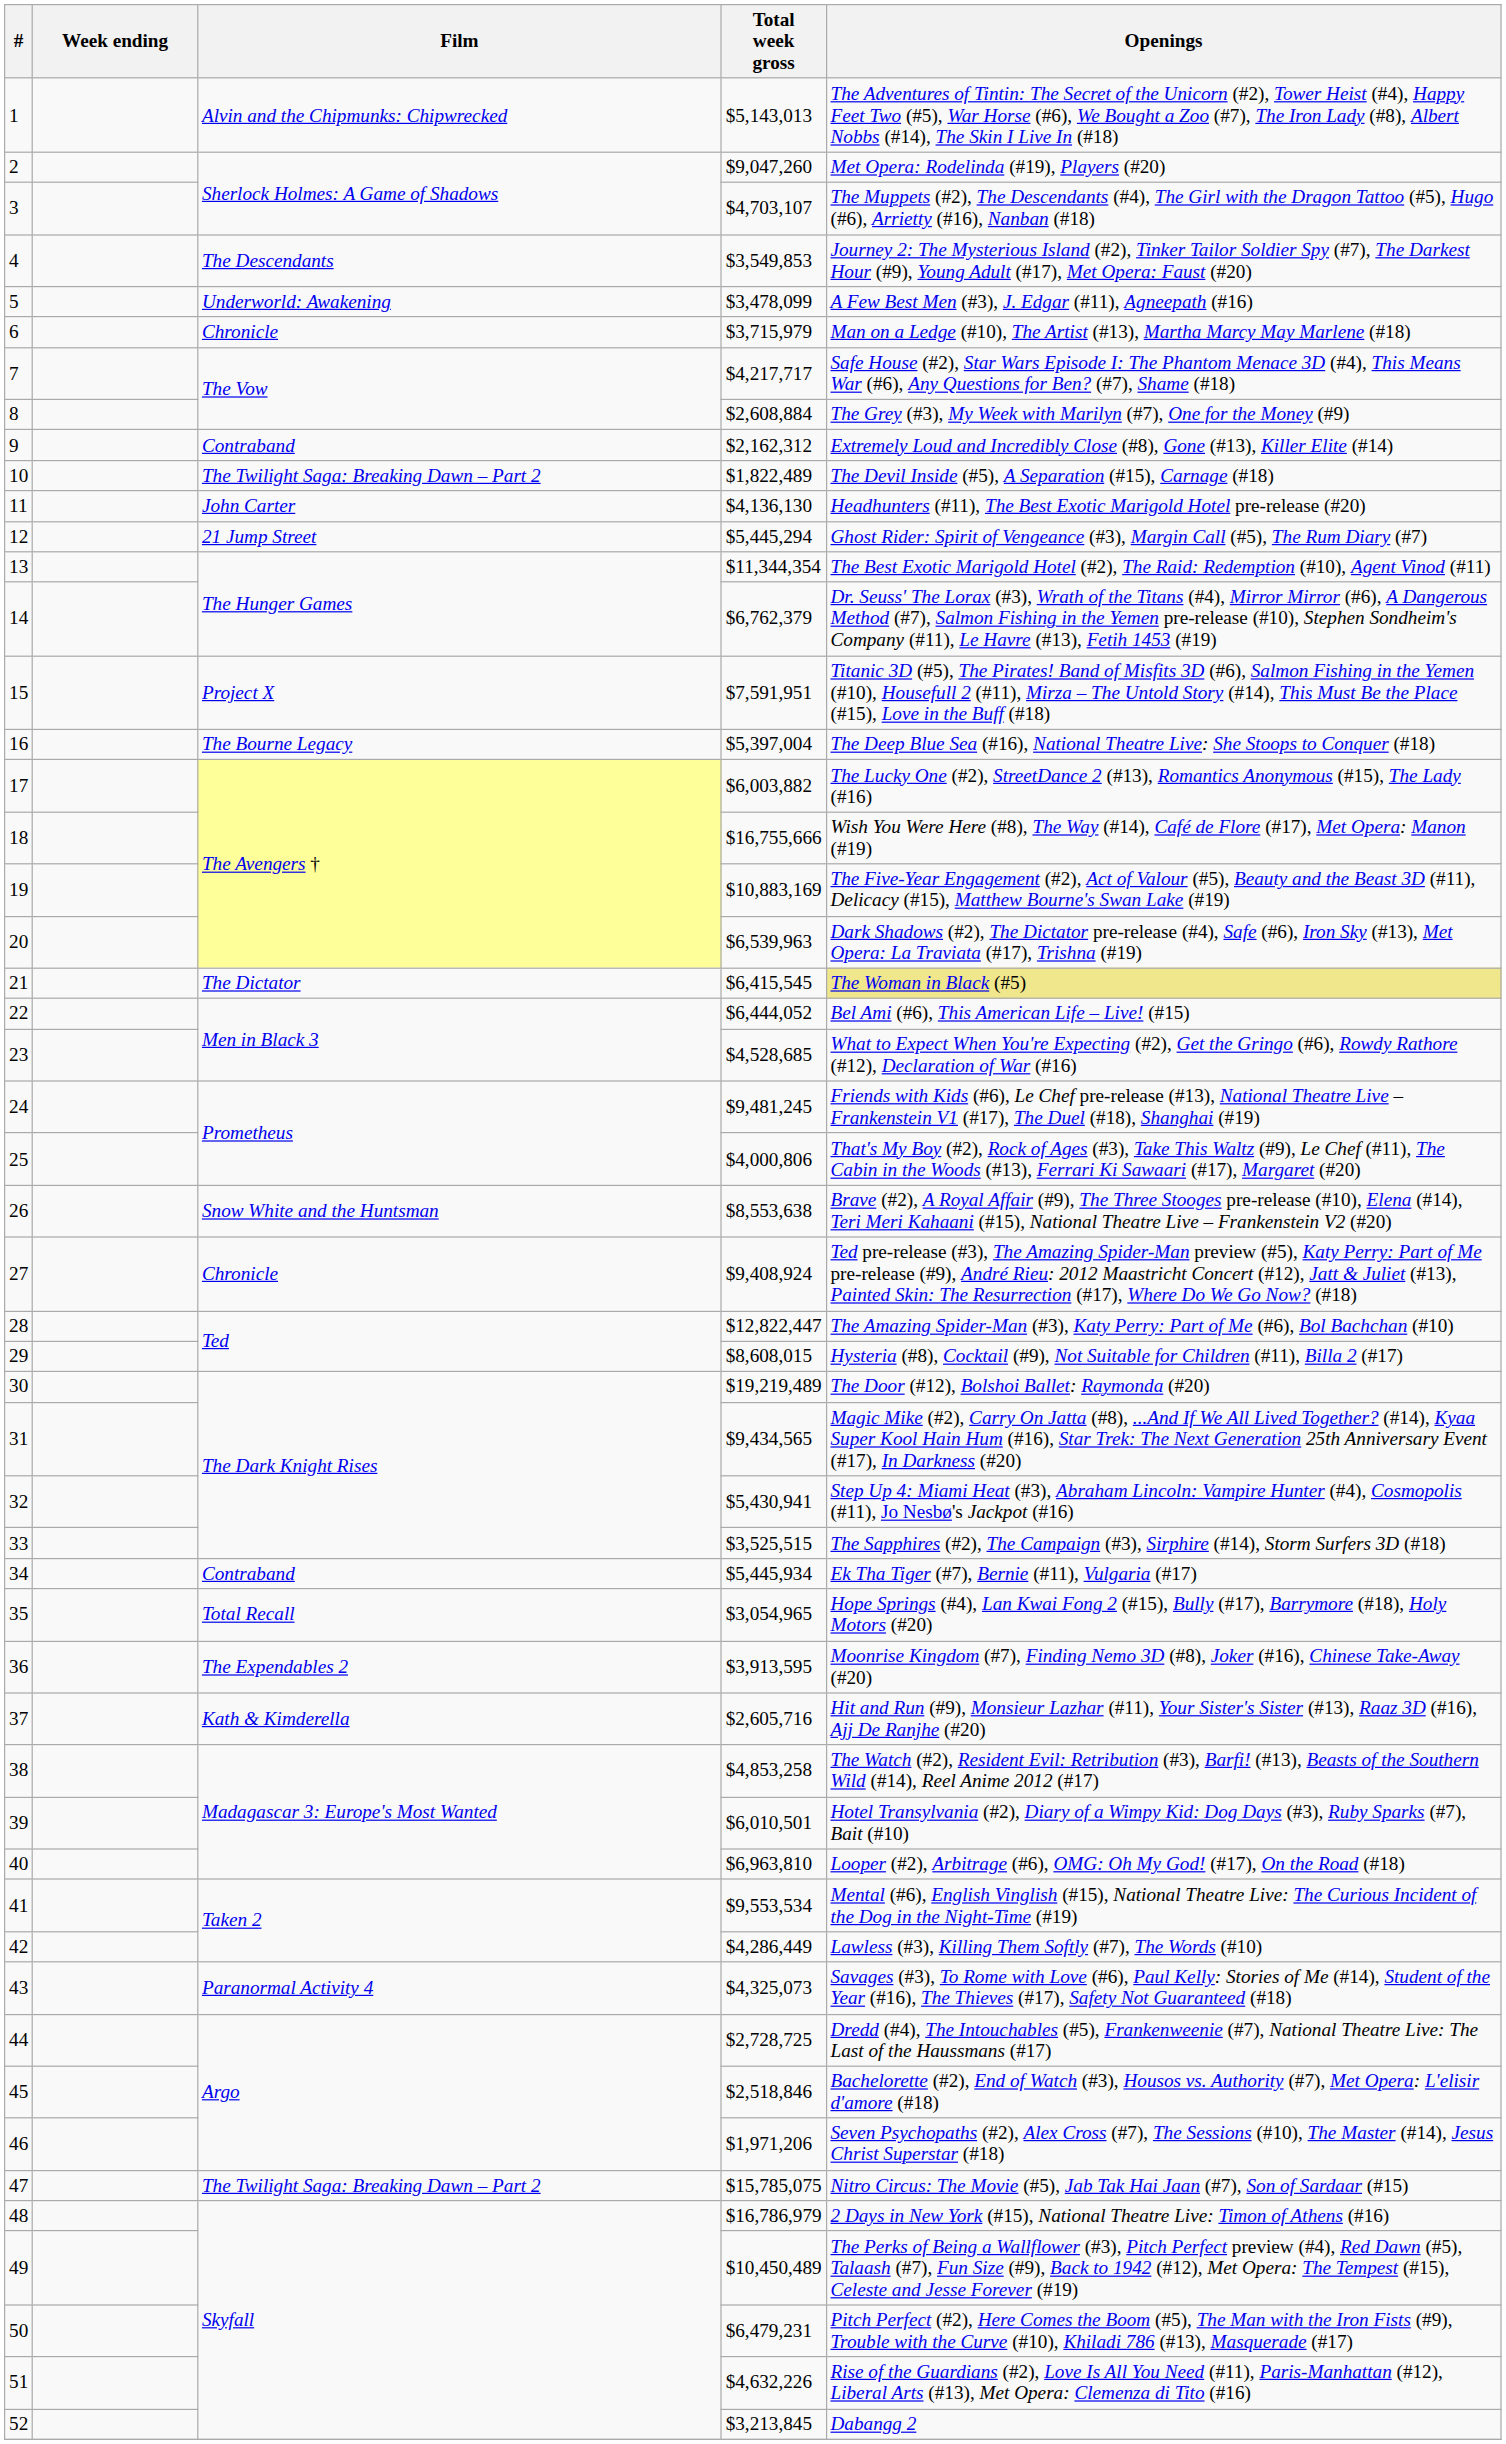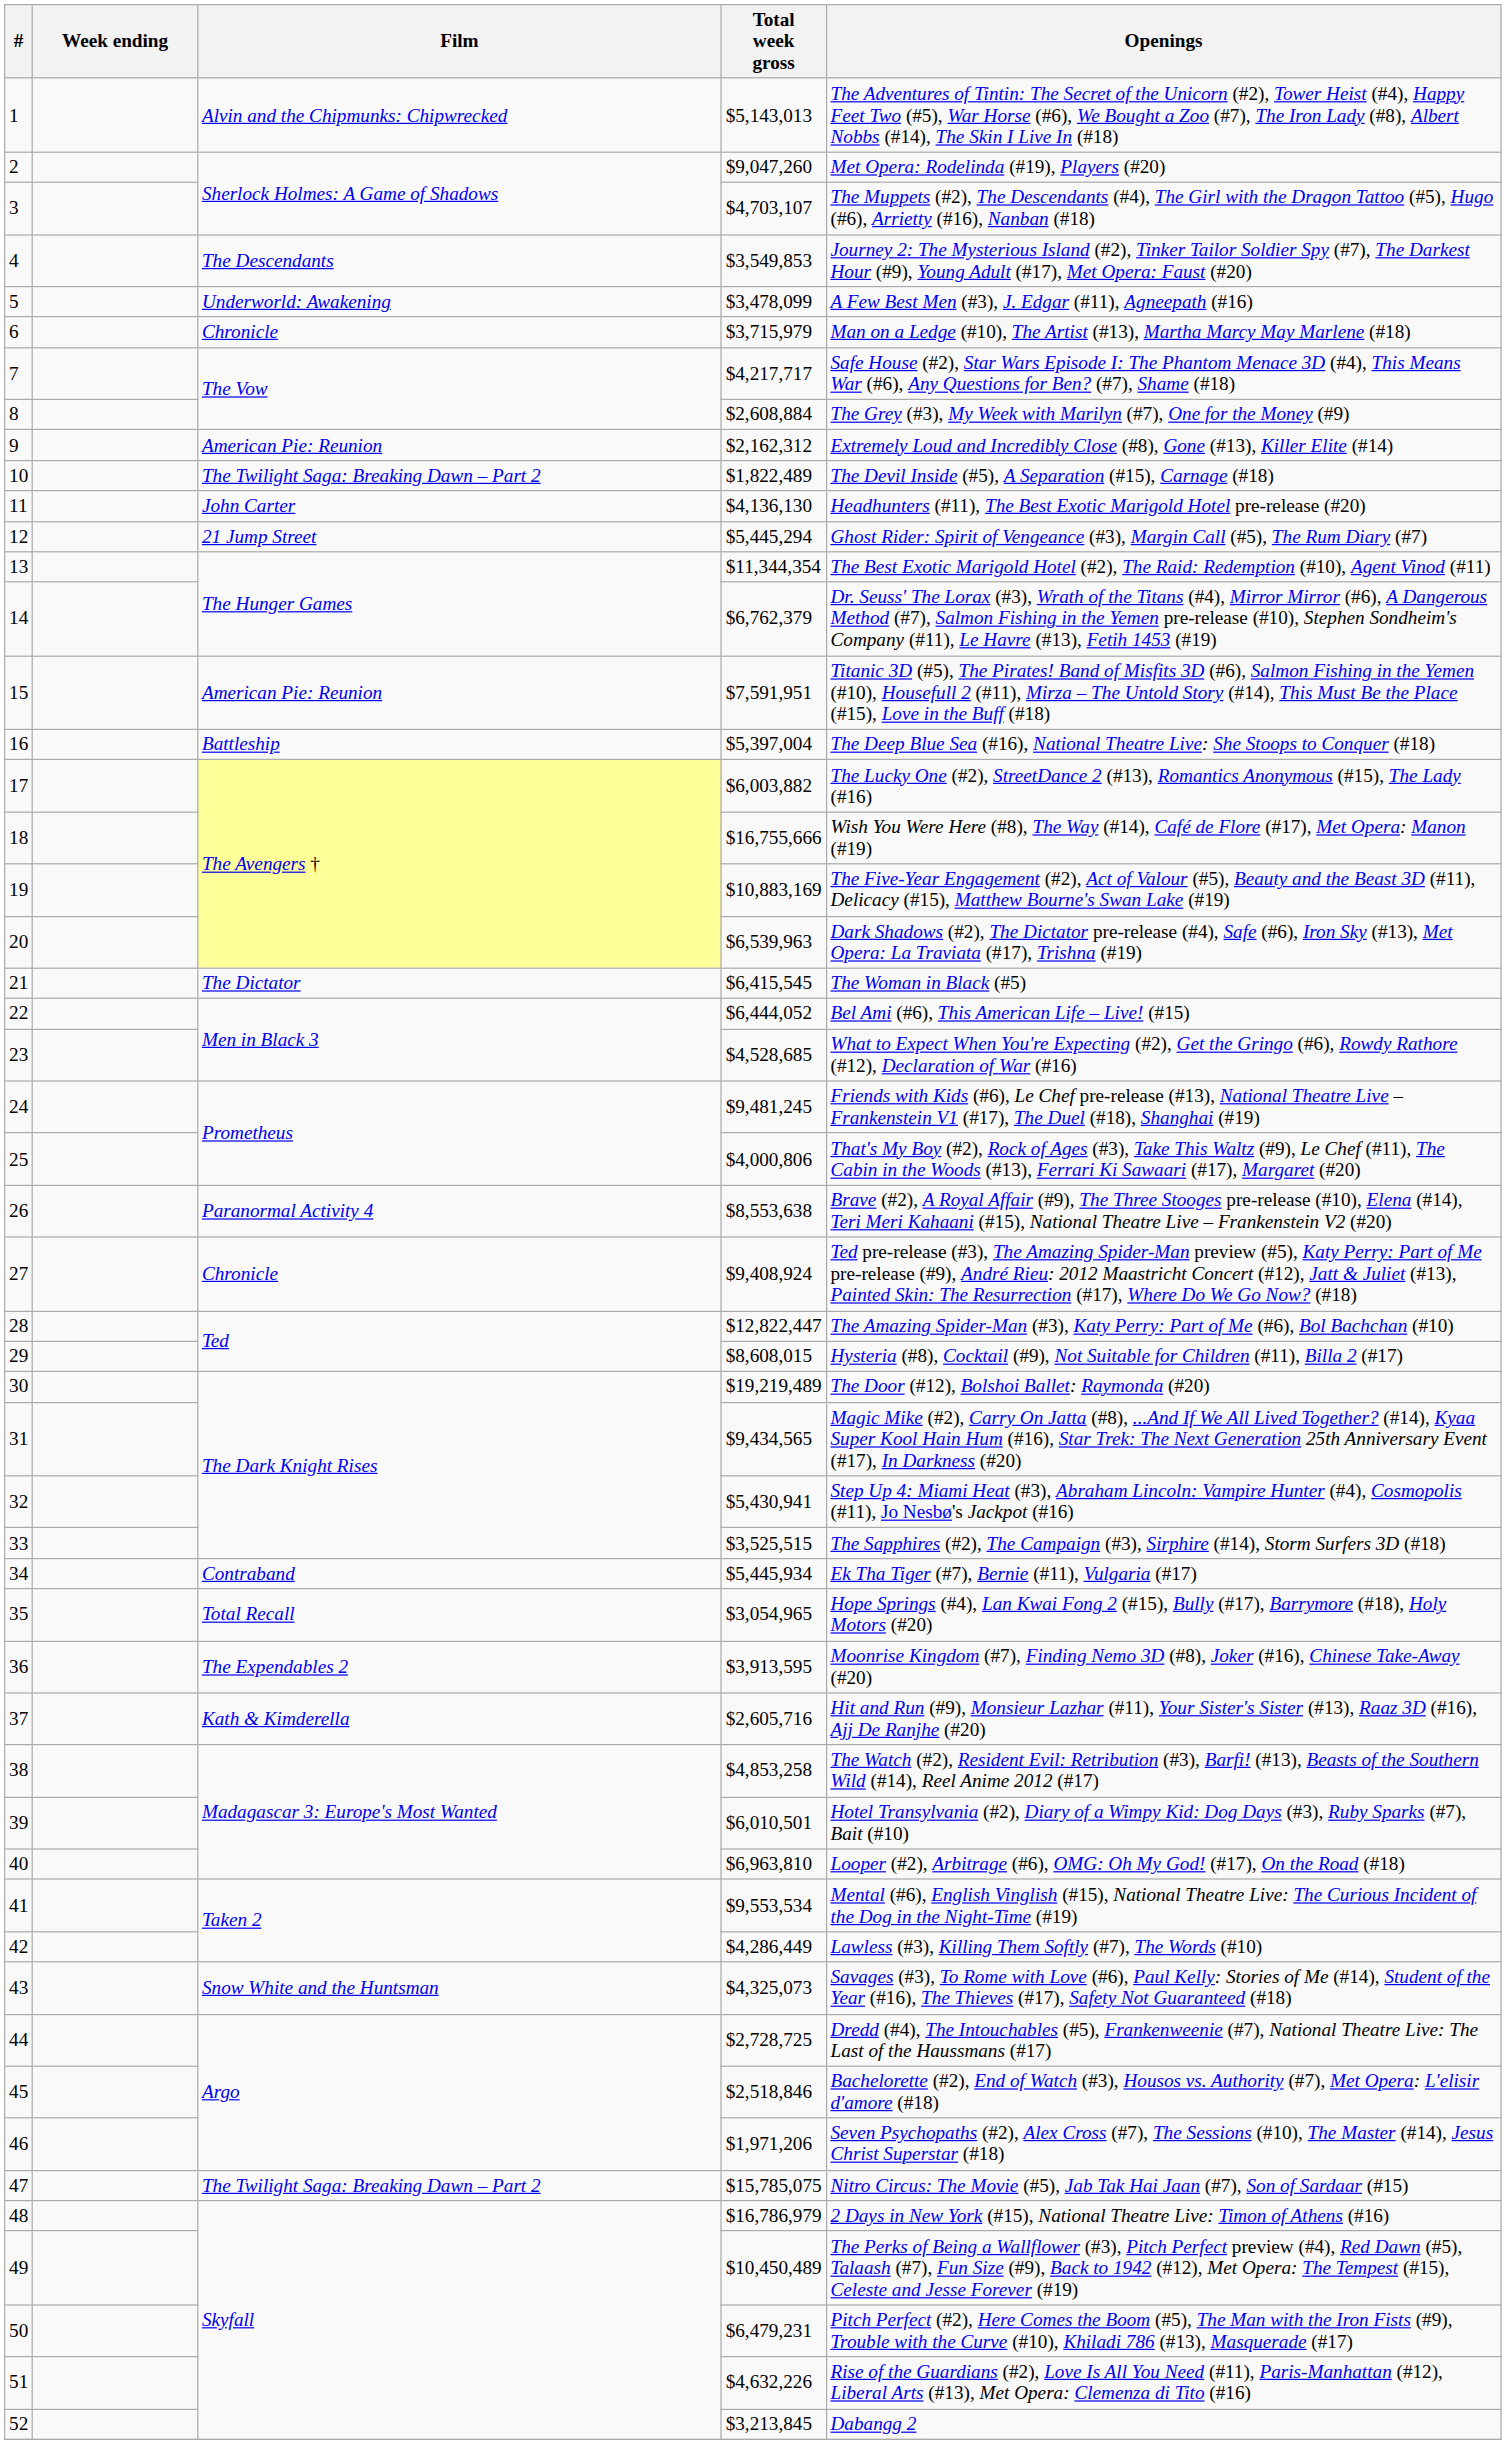(248, 444) Contraband -> (292, 444) American Pie: Reunion
(238, 692) Project X -> (292, 692) American Pie: Reunion
(277, 744) The Bourne Legacy -> (241, 744) Battleship
(928, 983) khaki background -> (928, 983) no background
(320, 1211) Snow White and the Huntsman -> (288, 1211) Paranormal Activity 4
(288, 1987) Paranormal Activity 4 -> (320, 1987) Snow White and the Huntsman
